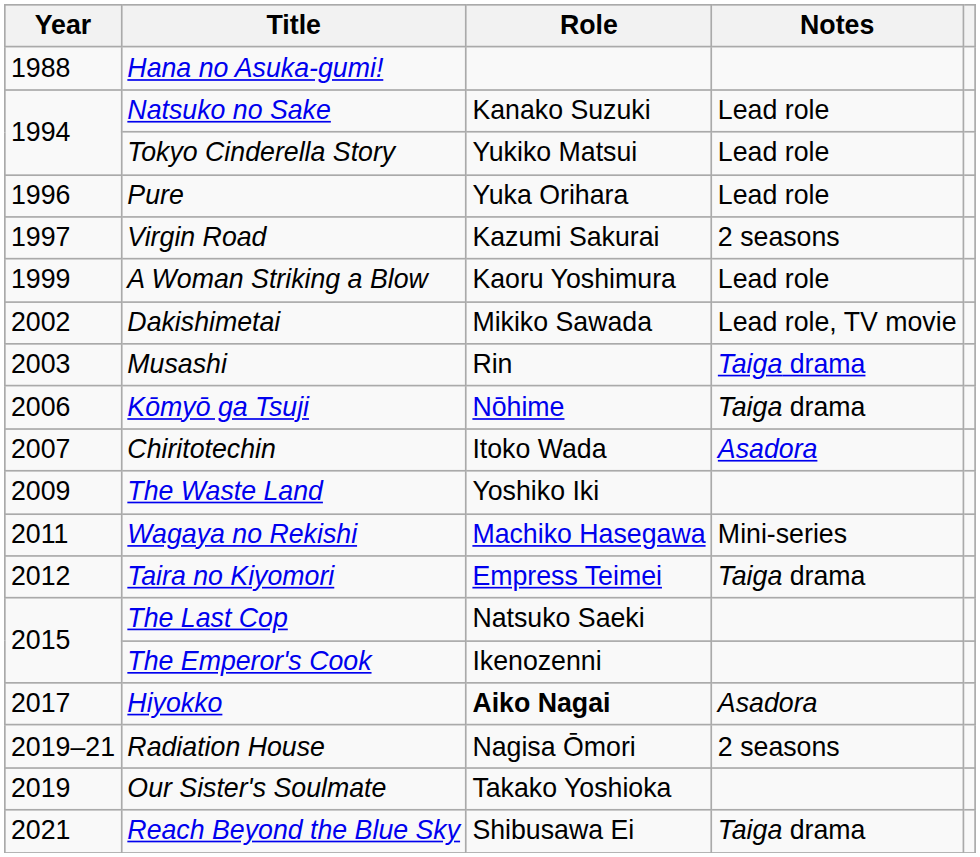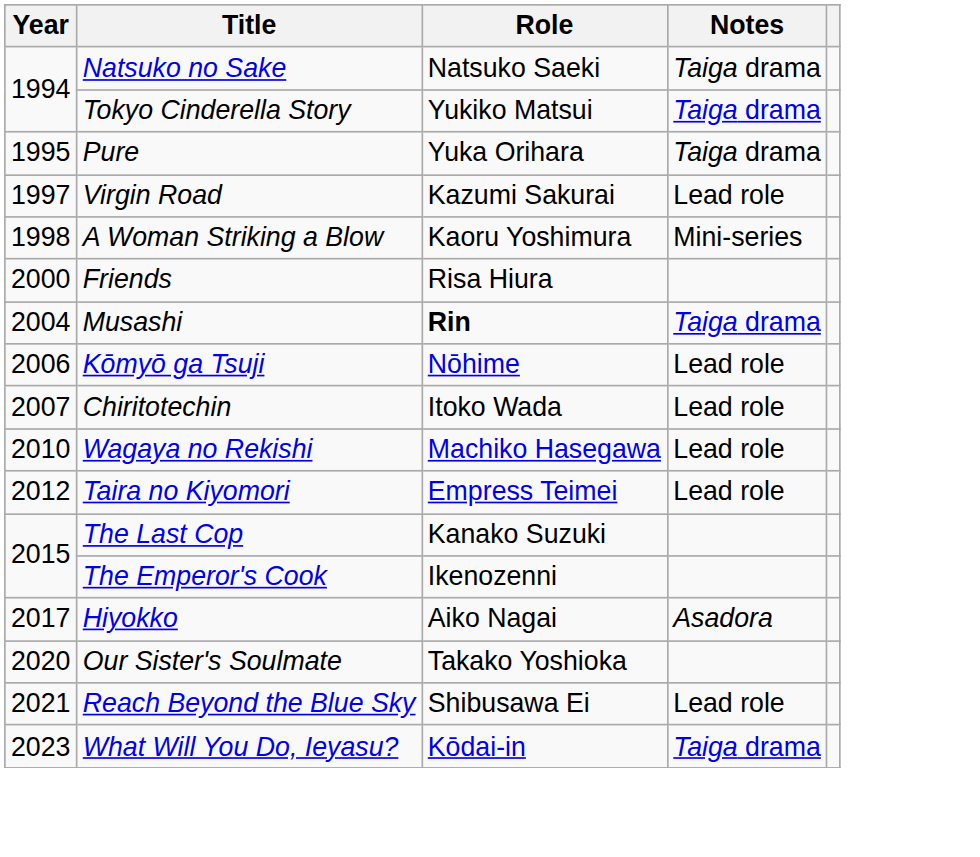- row: (255, 68)
(562, 110) Kanako Suzuki -> (514, 68) Natsuko Saeki
(774, 110) Lead role -> (747, 68) Taiga drama
(774, 152) Lead role -> (747, 110) Taiga drama
(41, 195) 1996 -> (41, 152) 1995
(774, 195) Lead role -> (747, 152) Taiga drama
(779, 237) 2 seasons -> (729, 195) Lead role
(41, 279) 1999 -> (41, 237) 1998
(774, 279) Lead role -> (738, 237) Mini-series
+ row: (127, 279)
- row: (204, 322)
(41, 364) 2003 -> (41, 322) 2004
(492, 364) normal -> (449, 322) bold
(792, 407) Taiga drama -> (729, 364) Lead role
(768, 449) Asadora -> (729, 407) Lead role
- row: (225, 491)
(40, 534) 2011 -> (41, 449) 2010
(782, 534) Mini-series -> (729, 449) Lead role
(792, 576) Taiga drama -> (729, 491) Lead role
(559, 618) Natsuko Saeki -> (517, 534) Kanako Suzuki
(541, 703) bold -> (492, 618) normal
- row: (226, 746)
(41, 788) 2019 -> (41, 661) 2020
(792, 830) Taiga drama -> (729, 703) Lead role
+ row: (241, 746)
